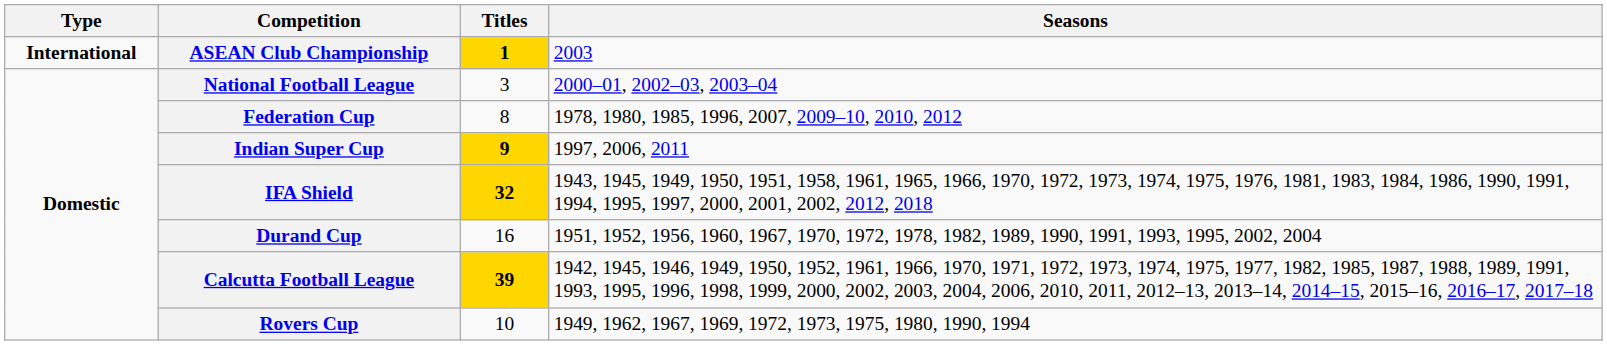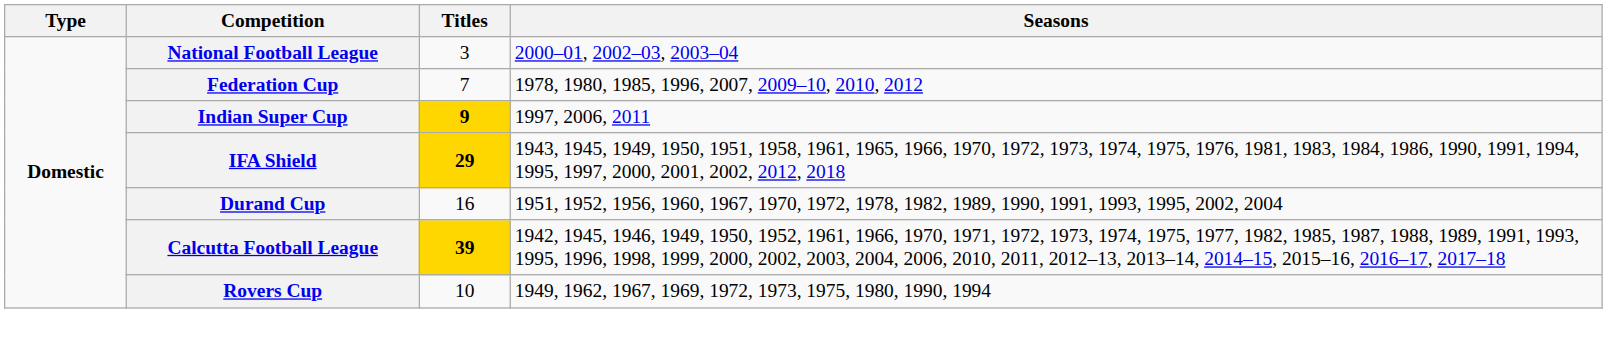- row: (309, 52)
(505, 116) 8 -> (465, 84) 7
(505, 192) 32 -> (465, 160) 29
